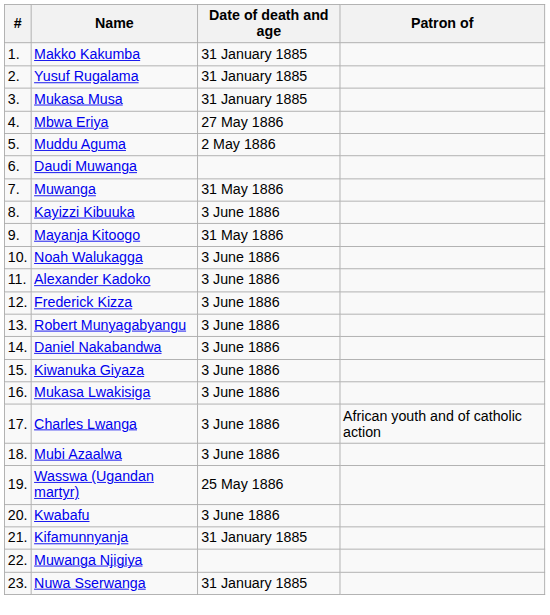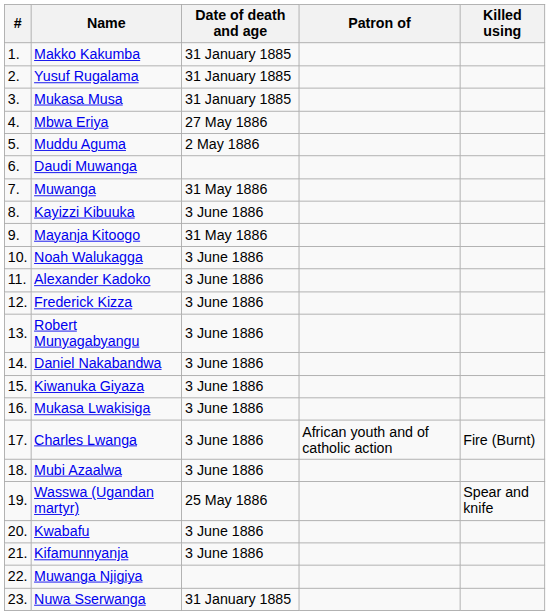+ column: (502, 23)
(254, 538) 31 January 1885 -> (224, 554) 3 June 1886
